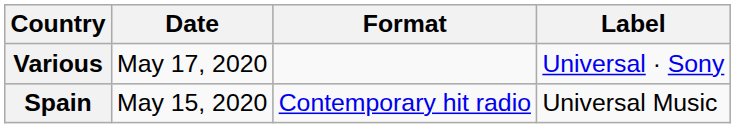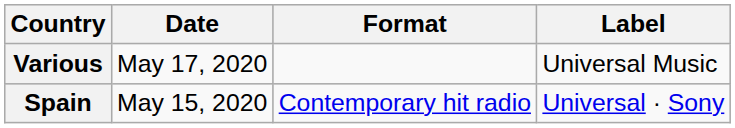(633, 63) Universal · Sony -> (630, 63) Universal Music
(630, 102) Universal Music -> (633, 102) Universal · Sony
